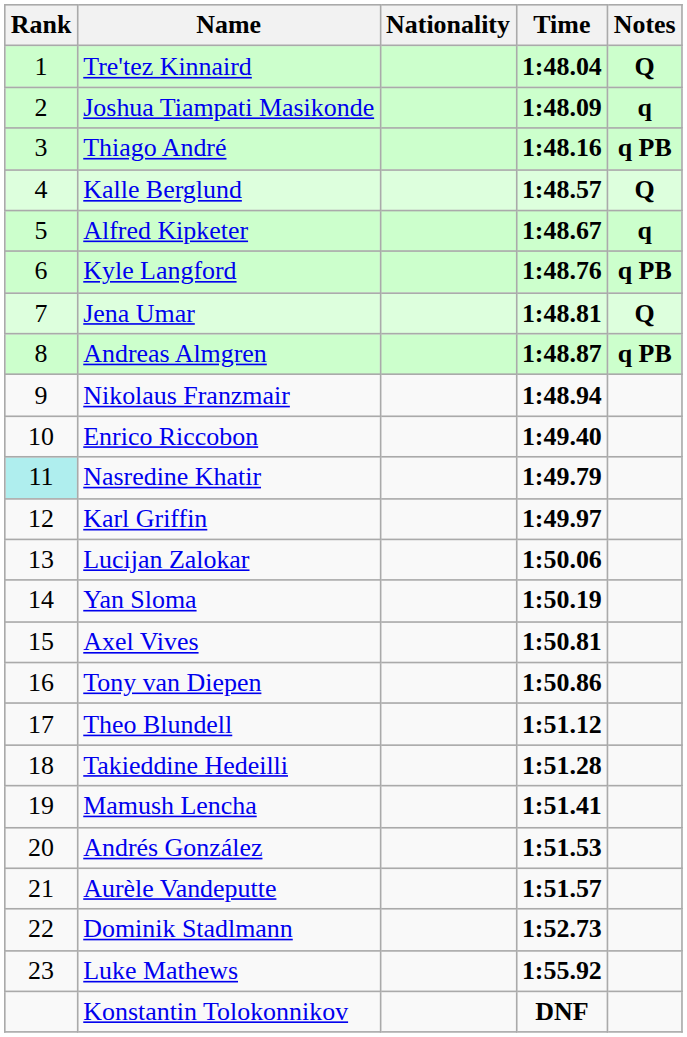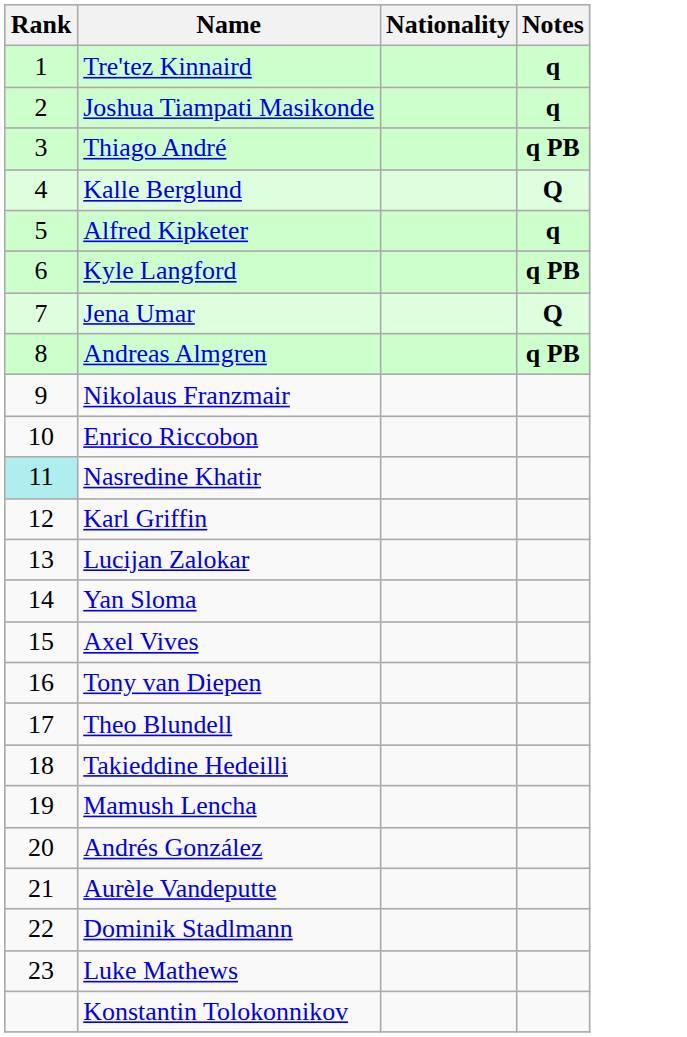- column: (562, 25)
(645, 66) Q -> (553, 66) q
